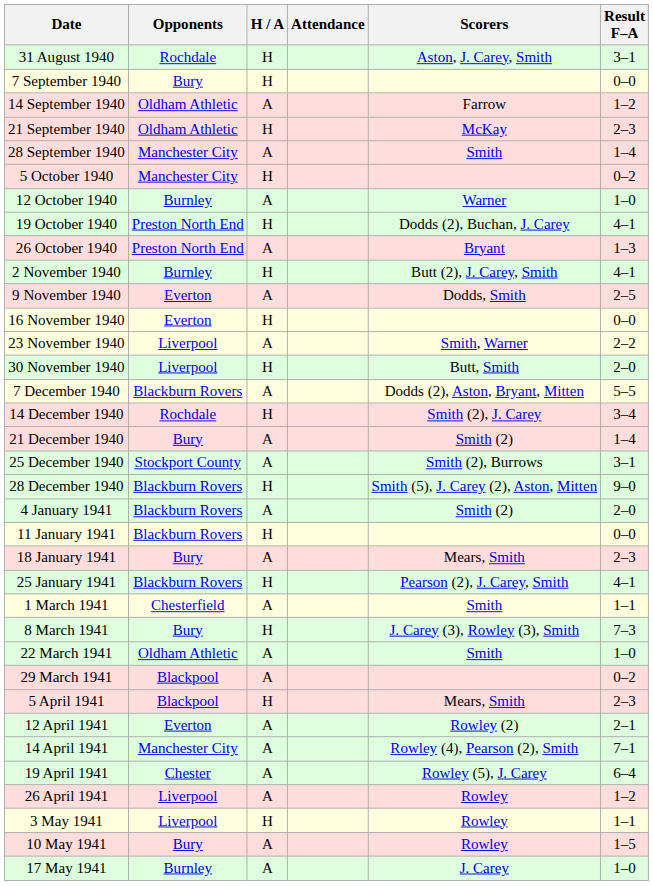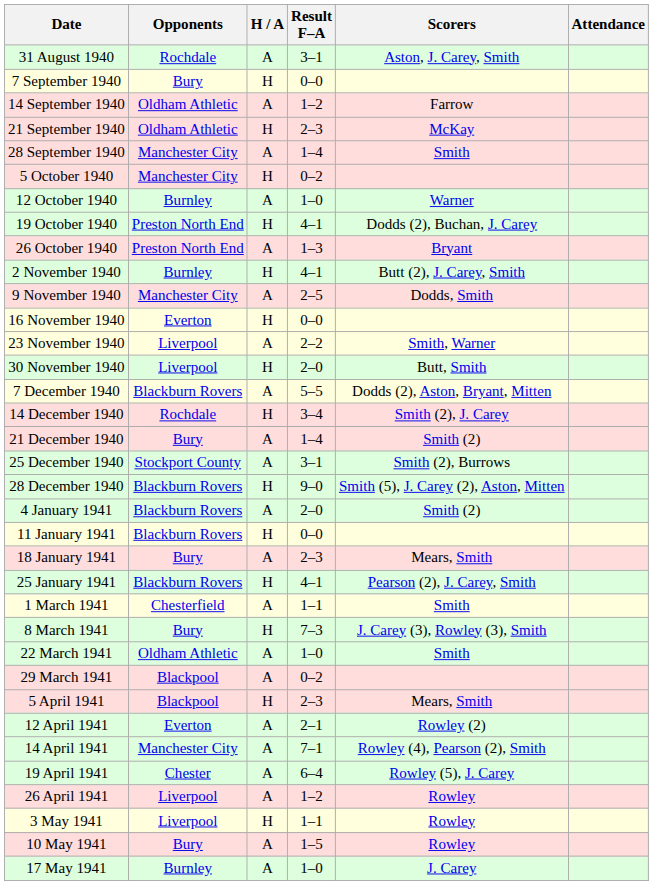columns swapped: (625, 24) <-> (328, 24)
(267, 57) H -> (267, 57) A
(188, 295) Everton -> (188, 295) Manchester City
